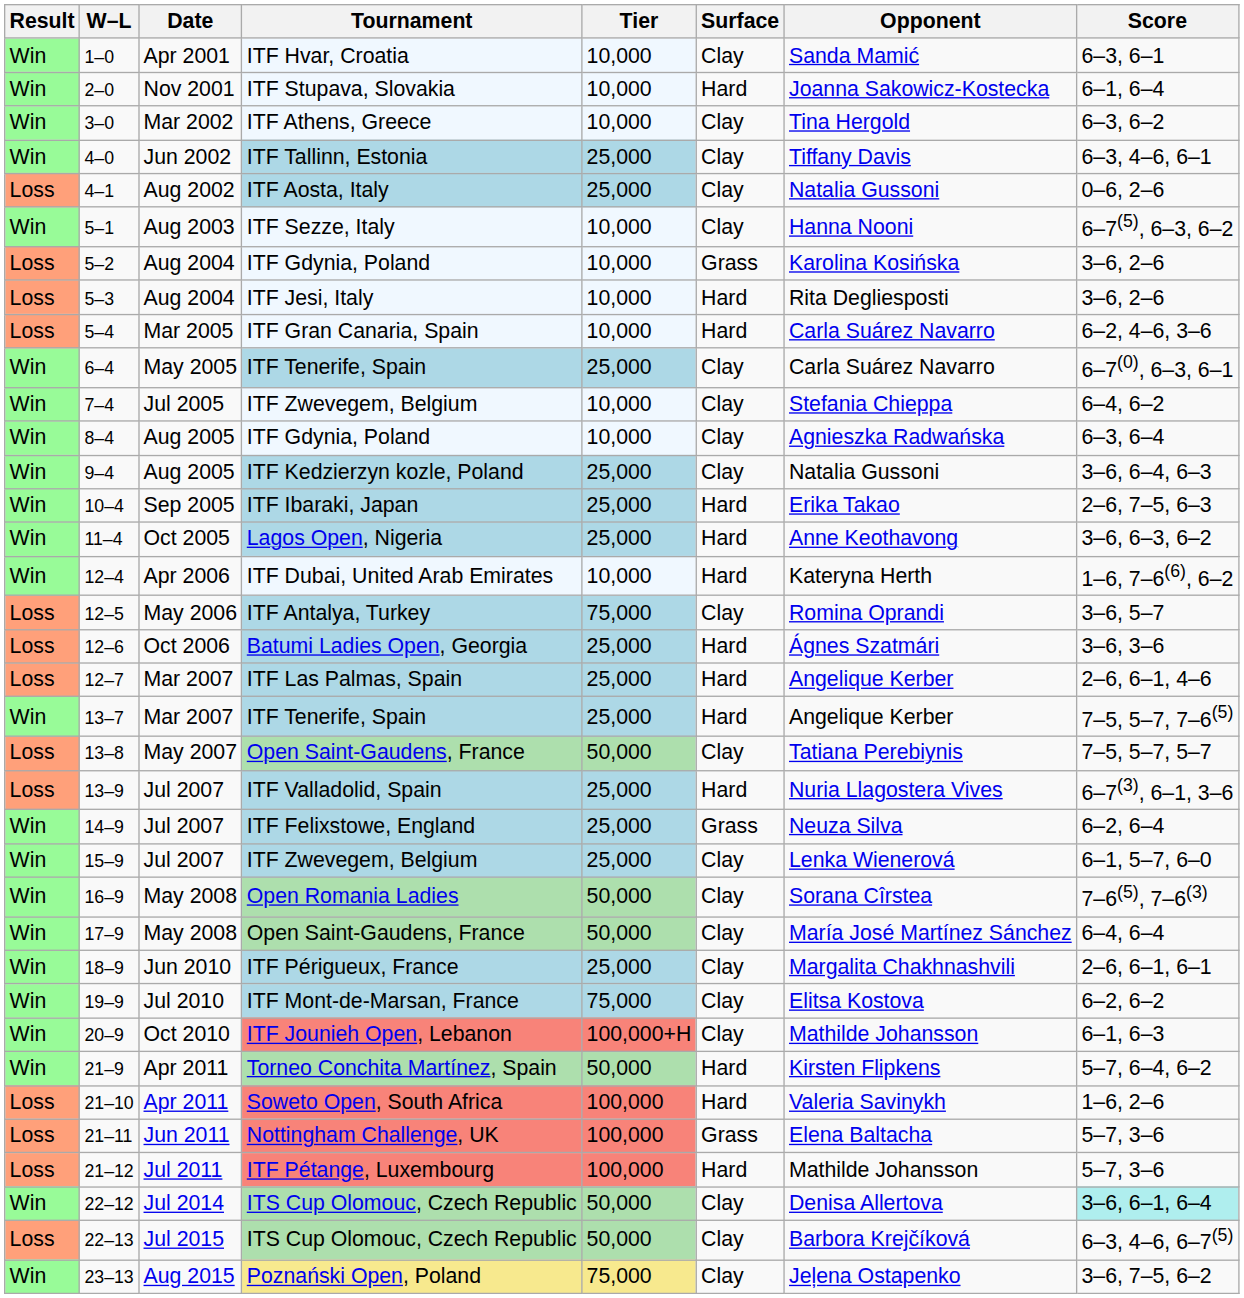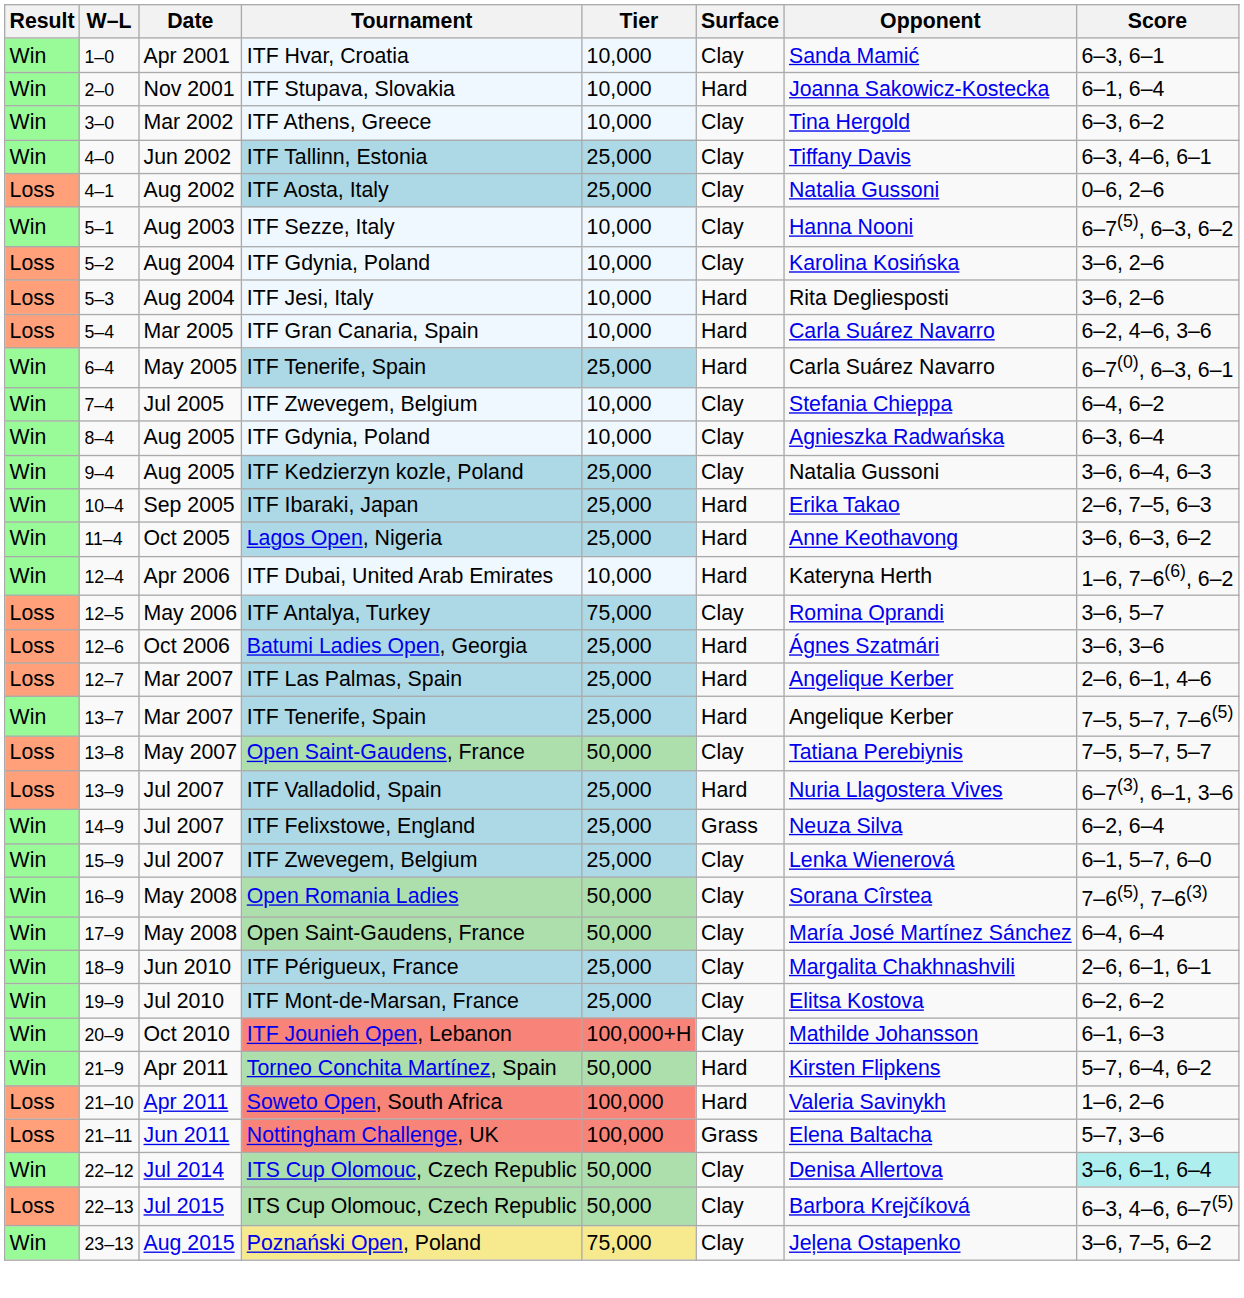(729, 263) Grass -> (722, 263) Clay
(722, 367) Clay -> (724, 367) Hard
(619, 1000) 75,000 -> (619, 1000) 25,000
- row: (109, 1170)
